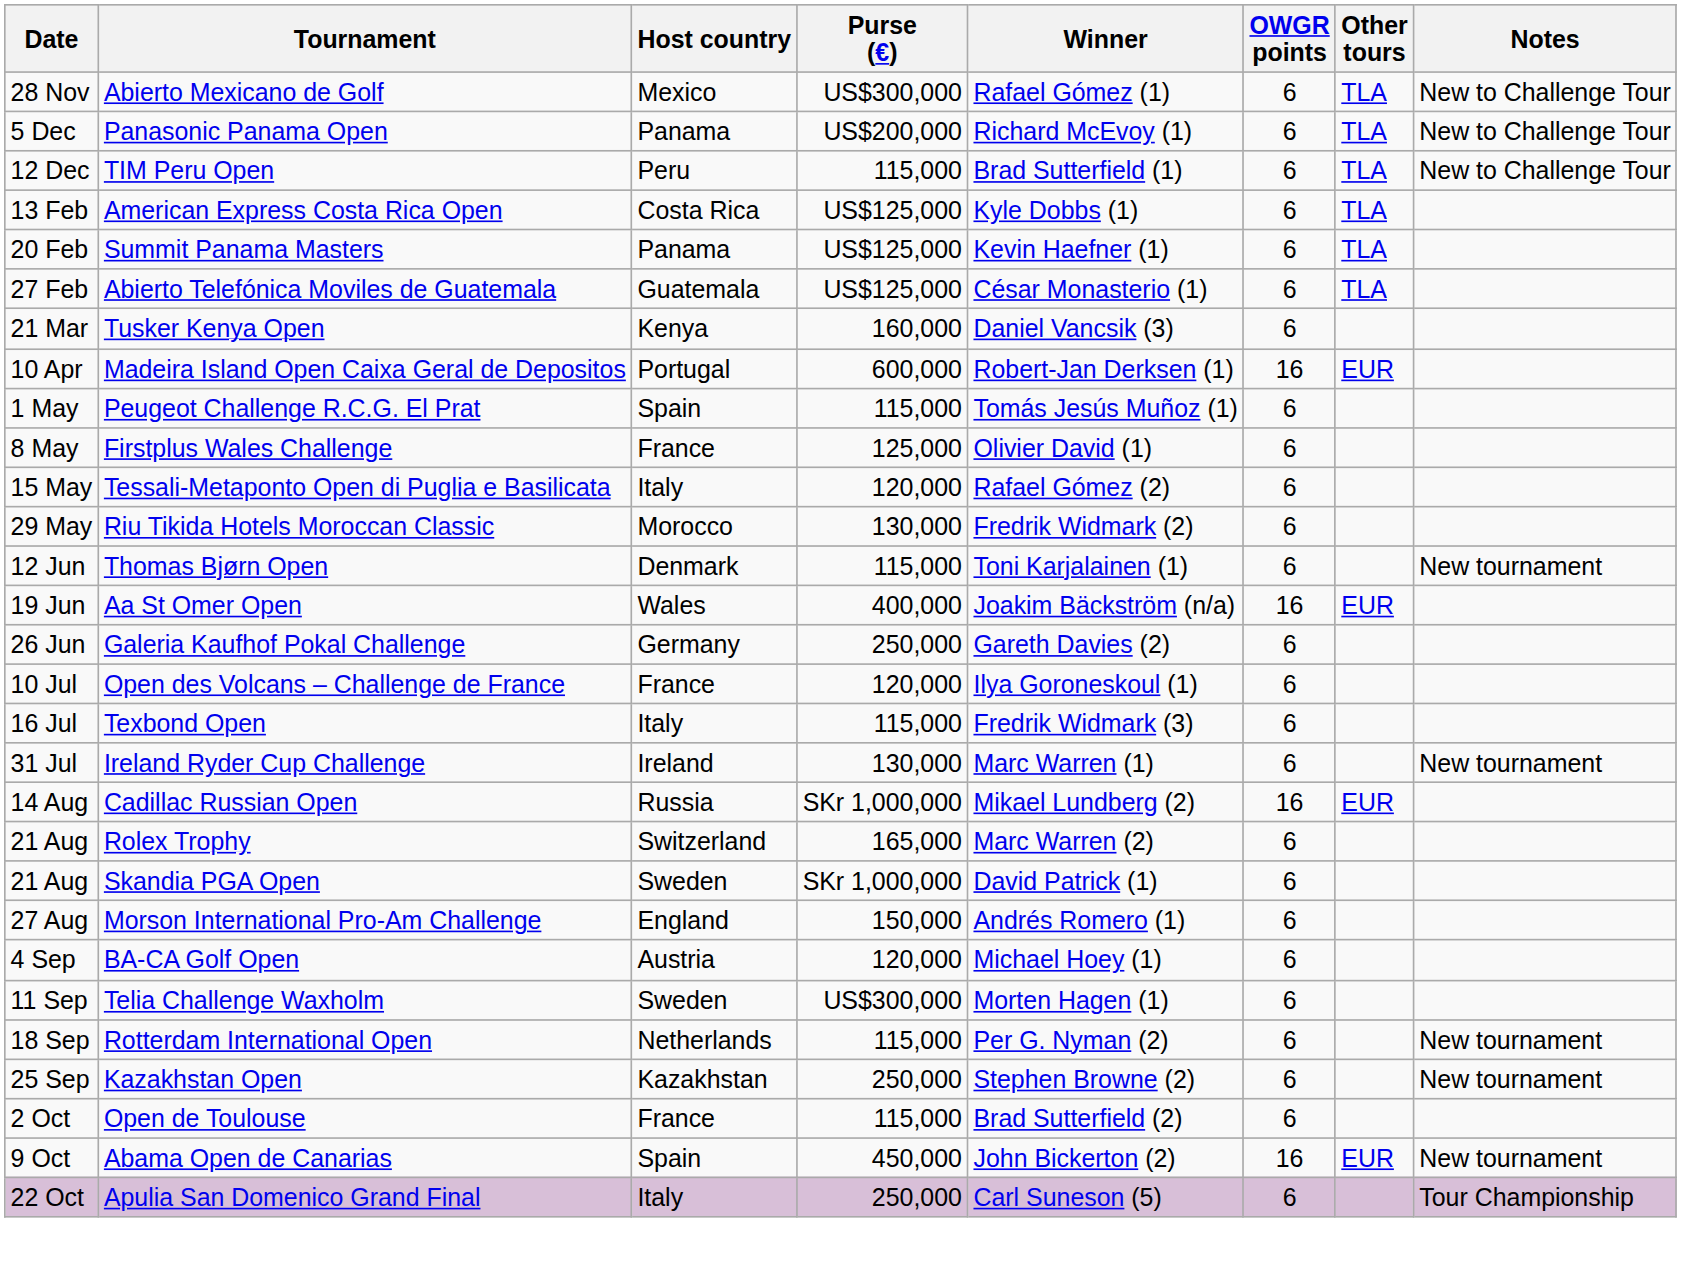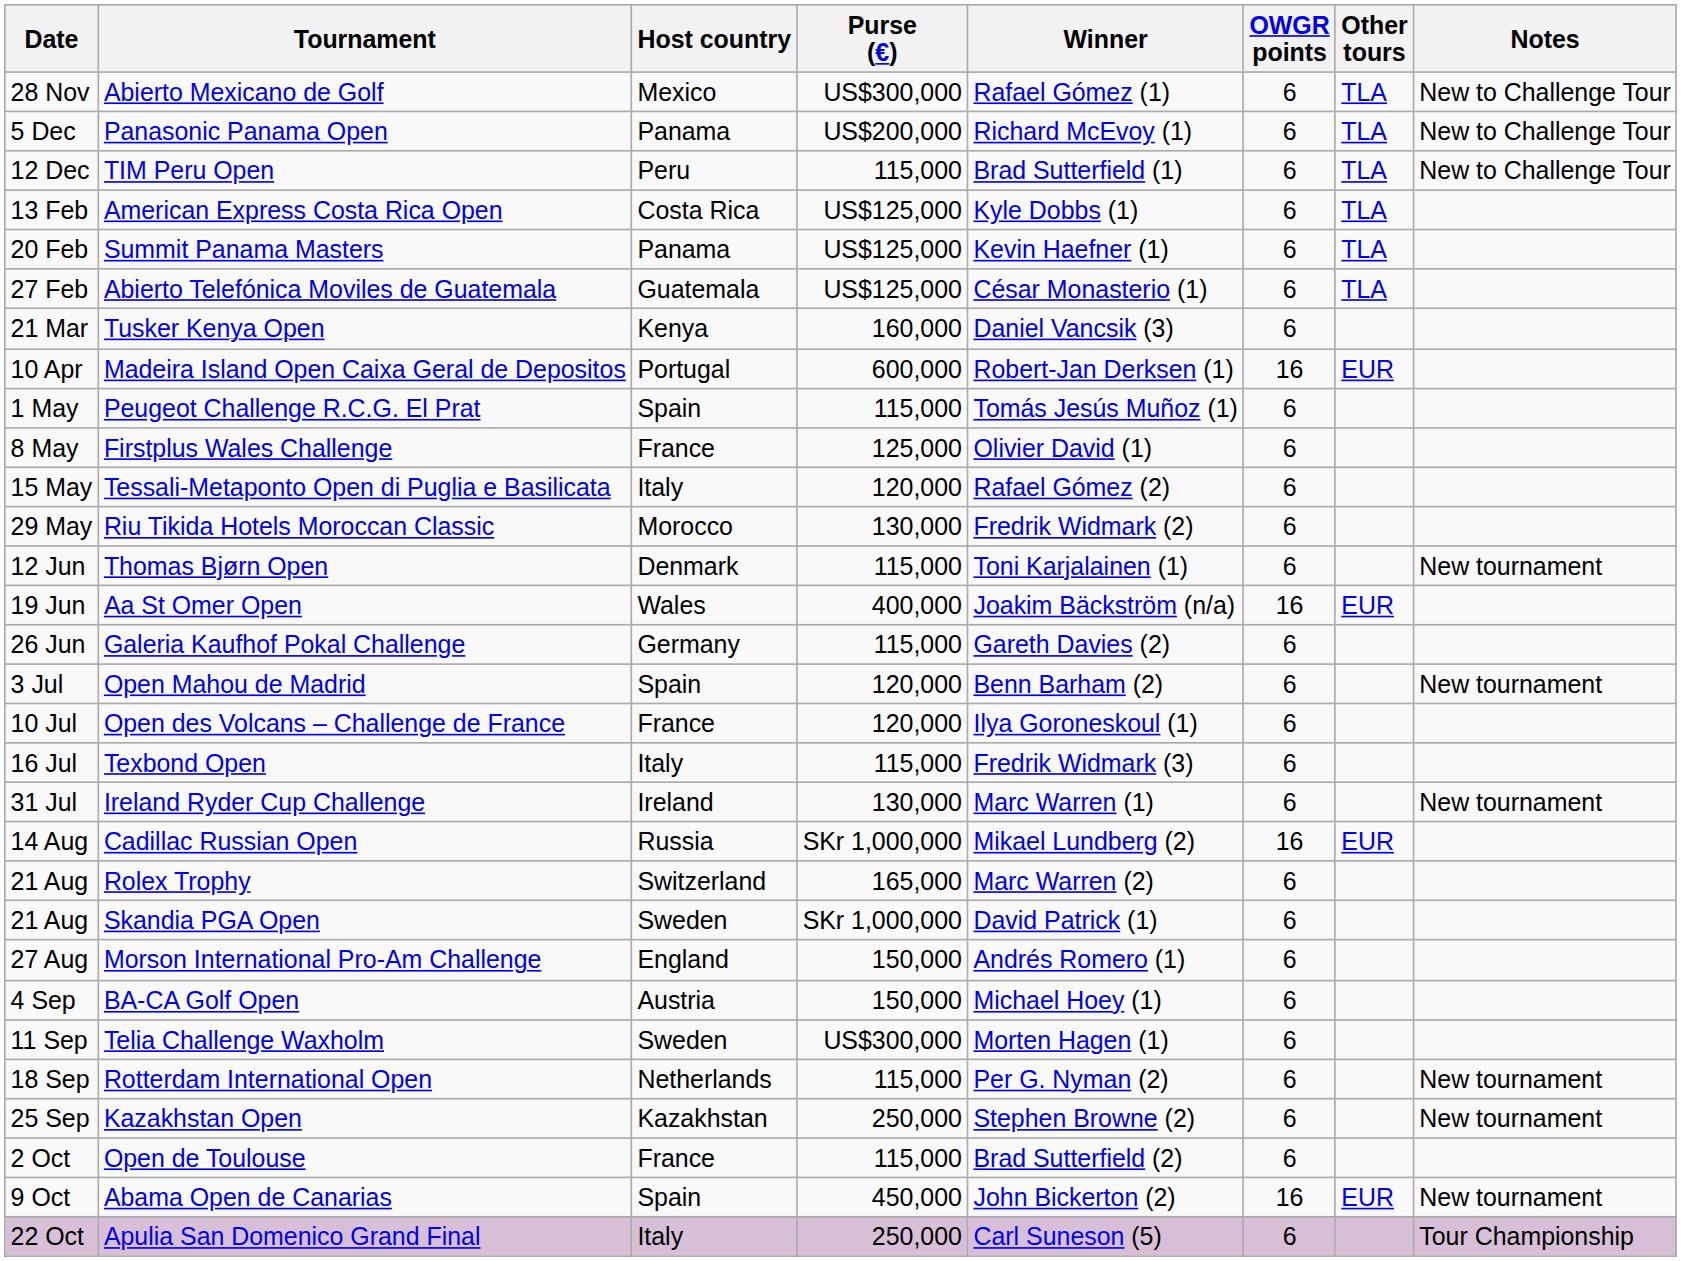(917, 645) 250,000 -> (918, 645) 115,000
+ row: (235, 684)
(917, 960) 120,000 -> (917, 1000) 150,000
